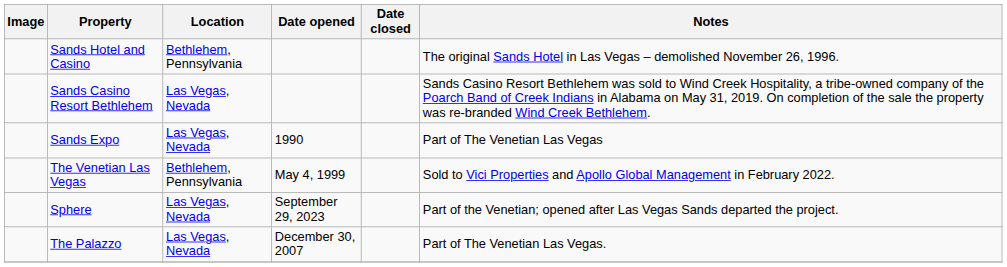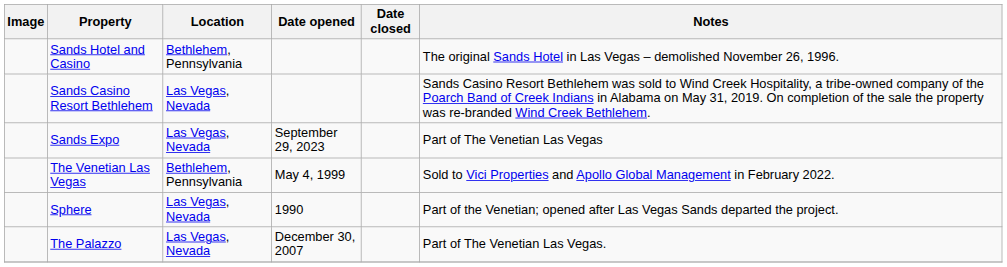(289, 140) 1990 -> (306, 140) September 29, 2023
(306, 209) September 29, 2023 -> (289, 209) 1990
